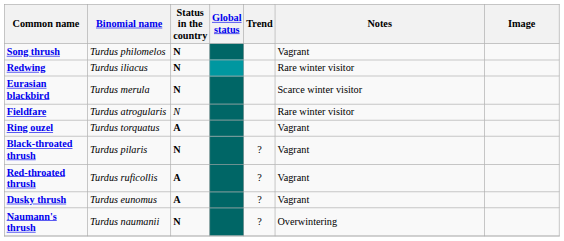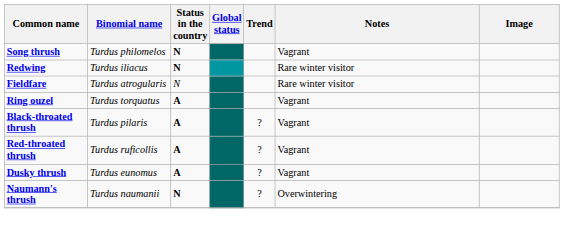- row: (28, 90)
(177, 150) N -> (177, 122) A
